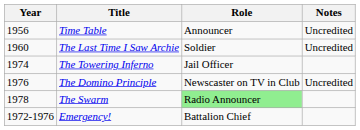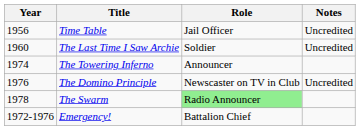(208, 30) Announcer -> (209, 30) Jail Officer
(209, 64) Jail Officer -> (208, 64) Announcer
